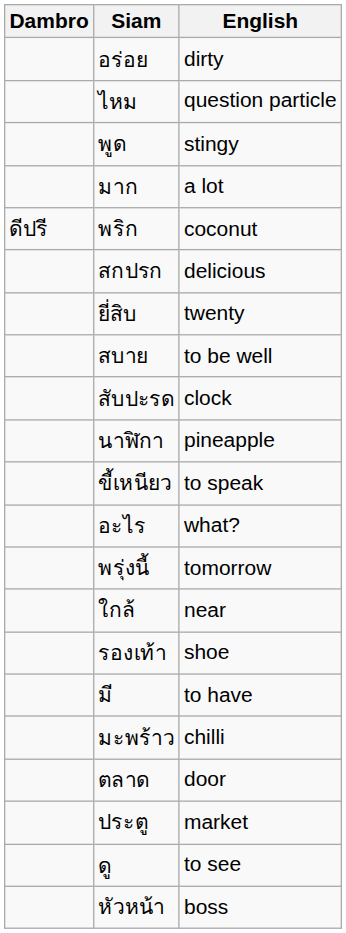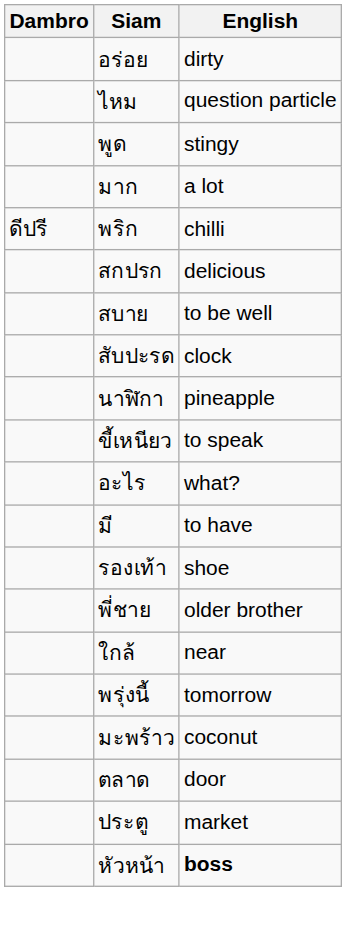(221, 228) coconut -> (204, 228) chilli
- row: (117, 314)
rows swapped: (106, 695) <-> (124, 568)
rows swapped: (117, 610) <-> (132, 653)
+ row: (125, 610)
(204, 737) chilli -> (221, 737) coconut
- row: (105, 865)
(206, 907) normal -> (208, 864) bold
